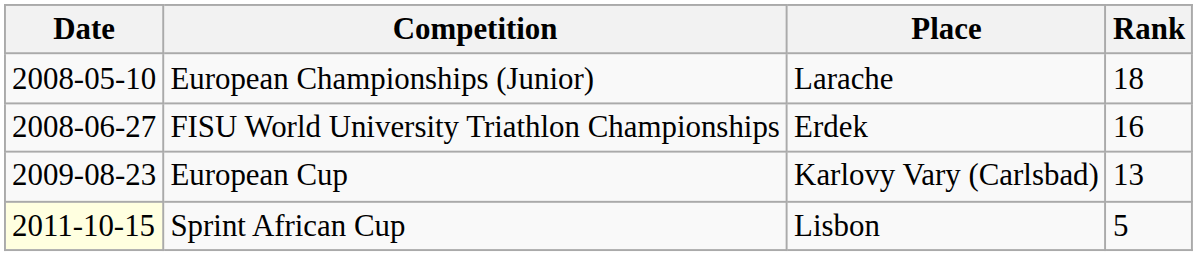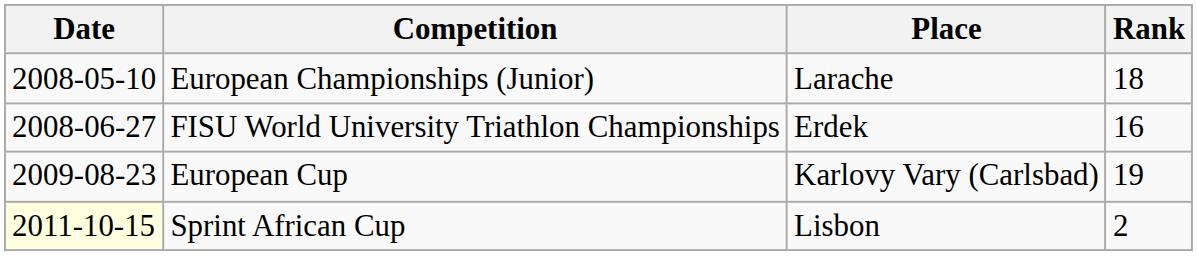(1128, 175) 13 -> (1128, 175) 19
(1121, 224) 5 -> (1121, 224) 2
